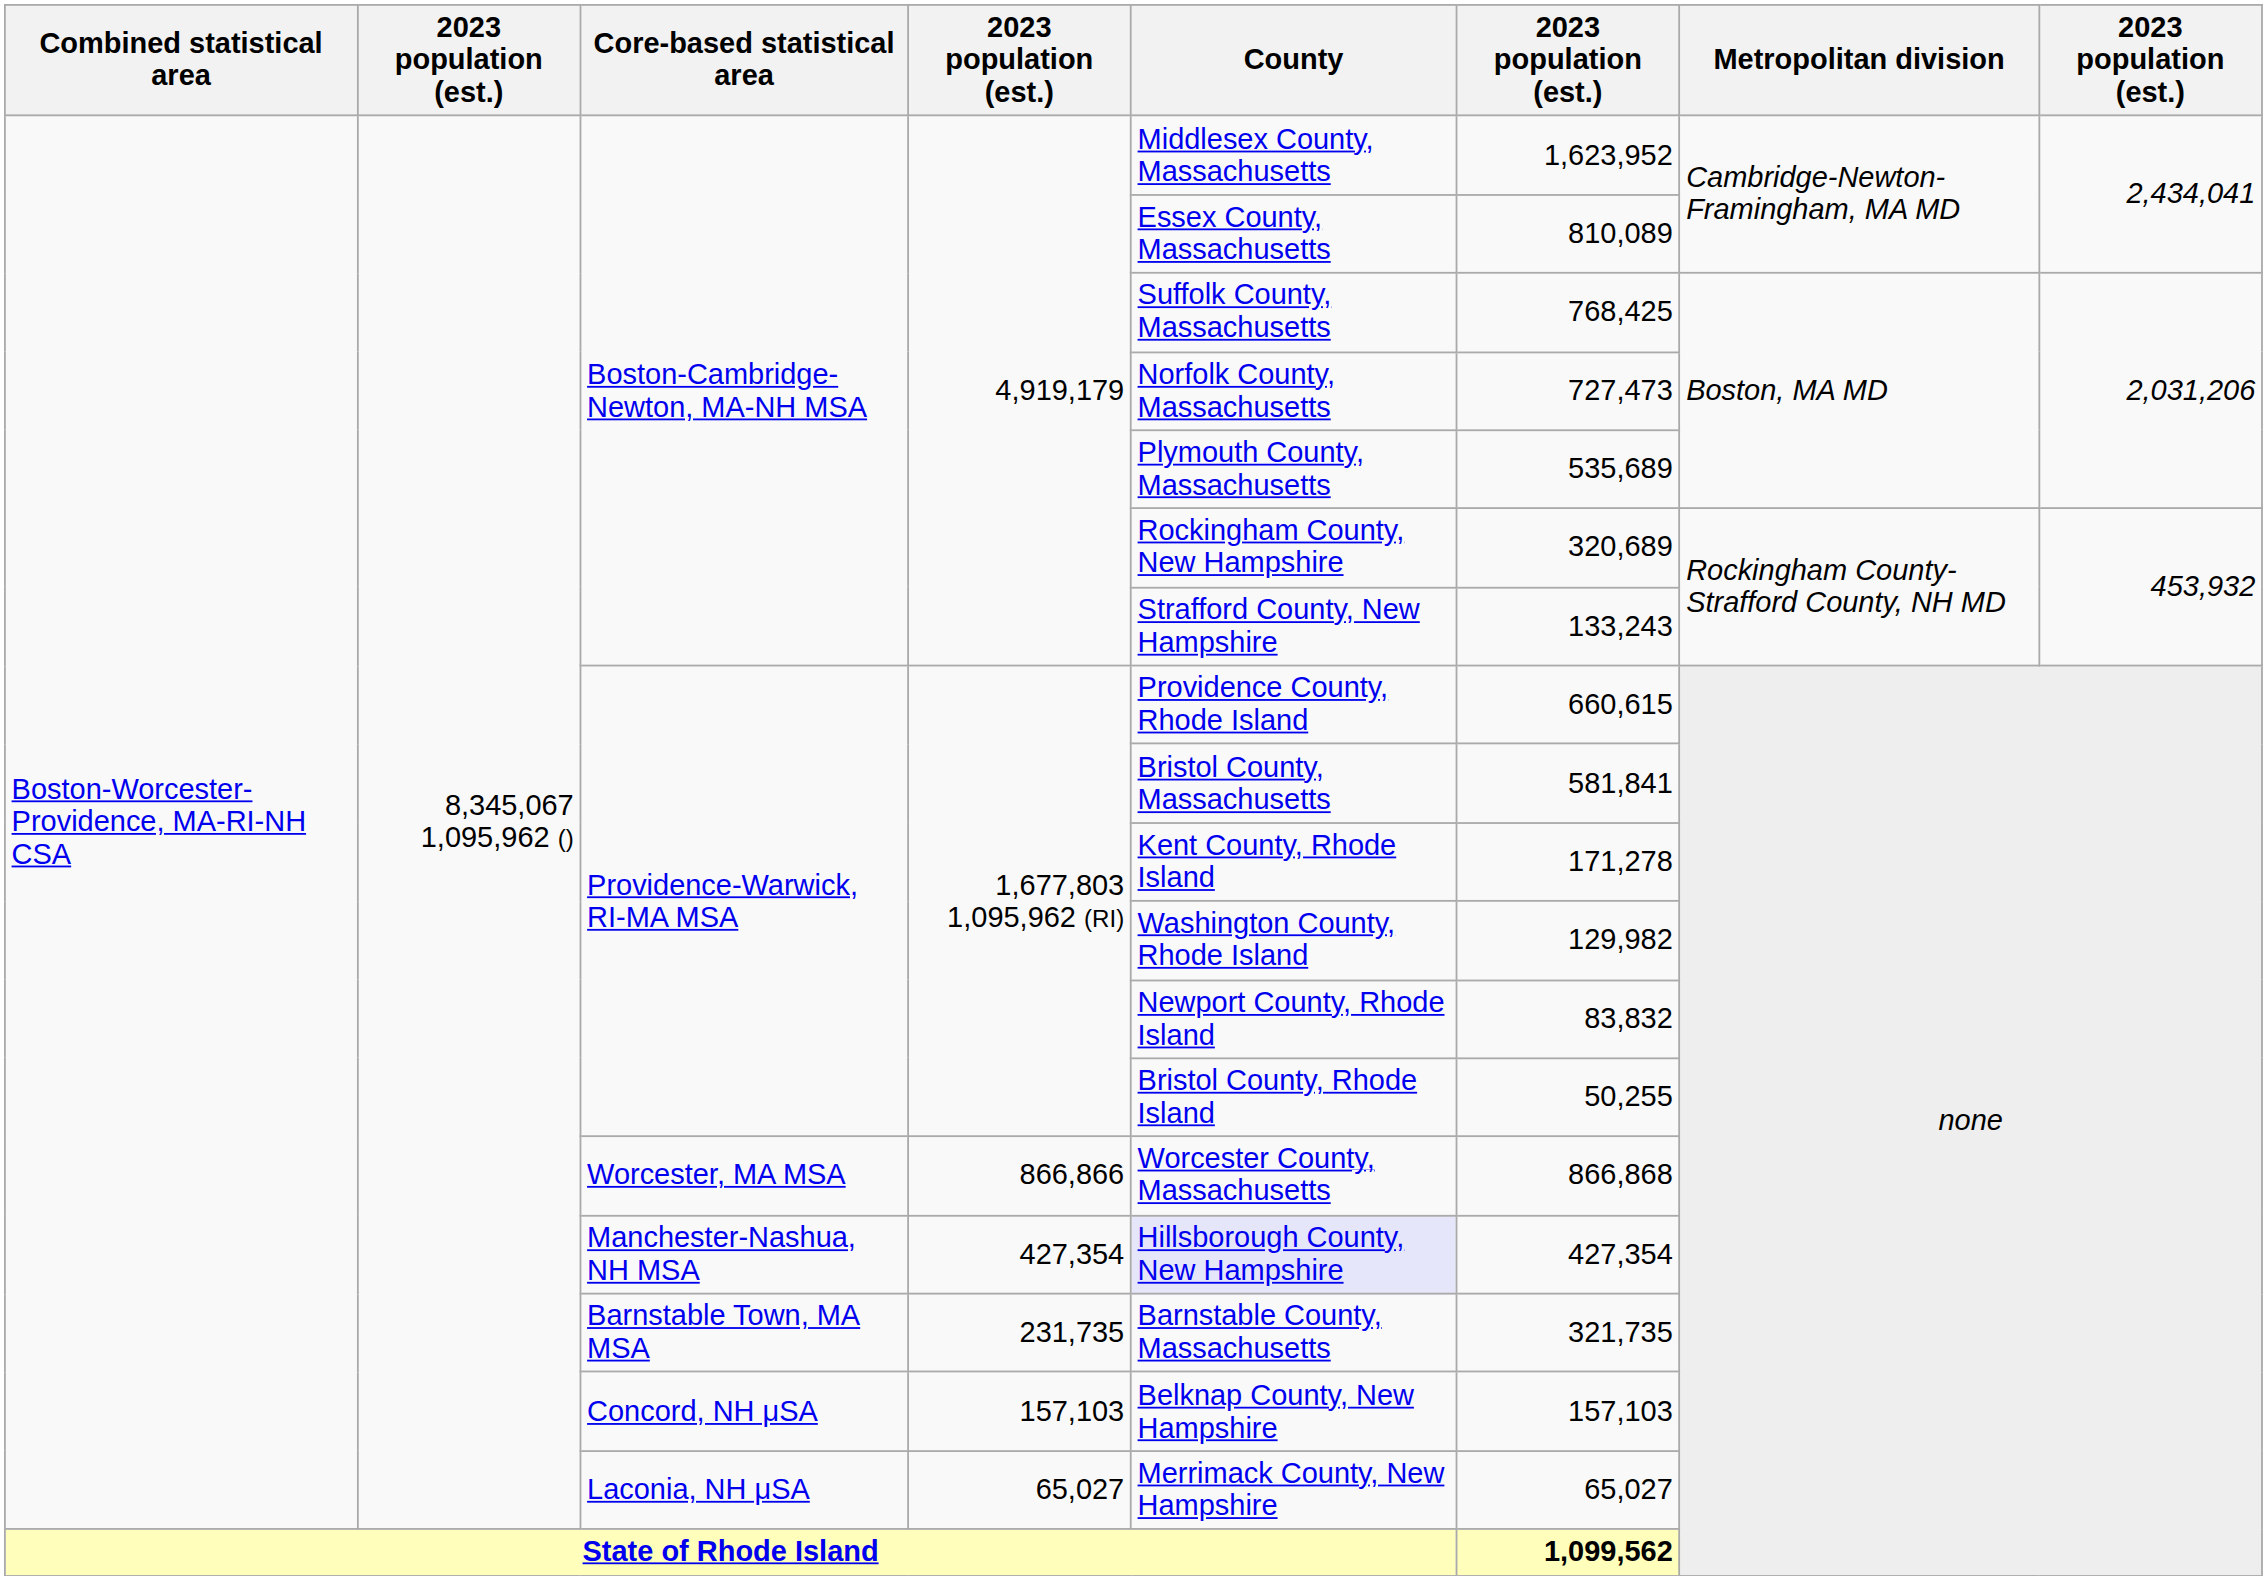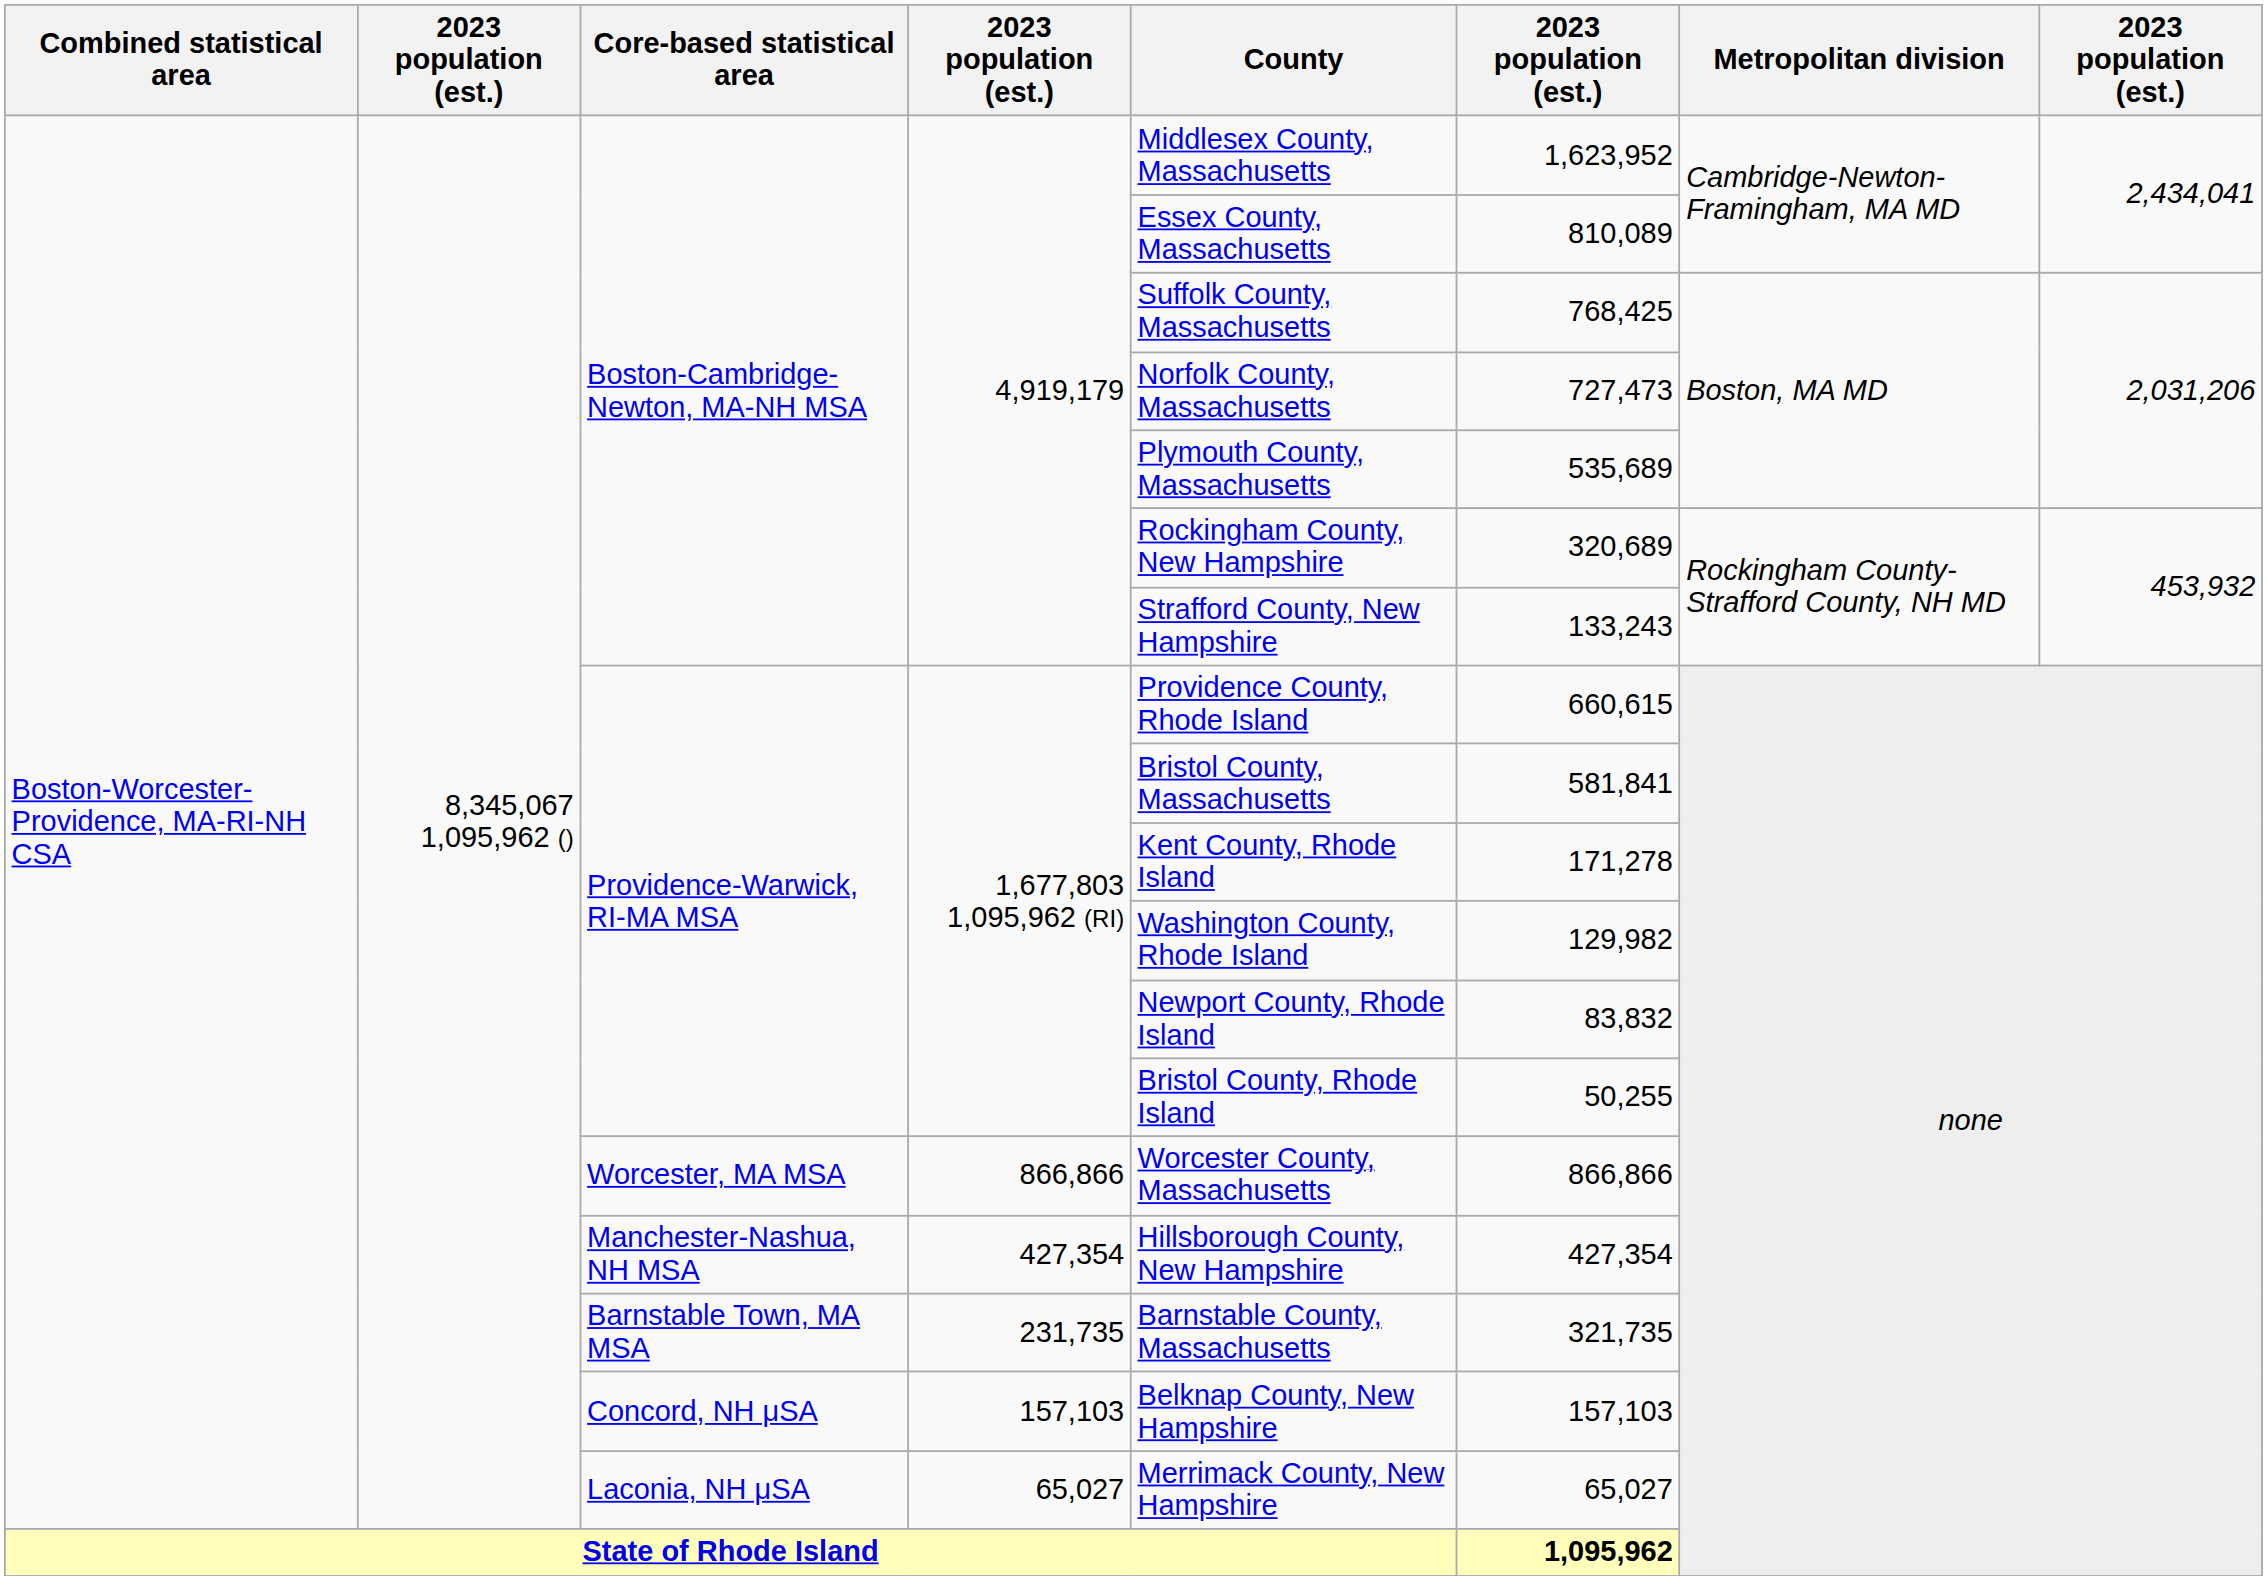(1620, 1175) 866,868 -> (1620, 1175) 866,866
(1271, 1253) lavender background -> (1271, 1253) no background
(1608, 1551) 1,099,562 -> (1608, 1551) 1,095,962
